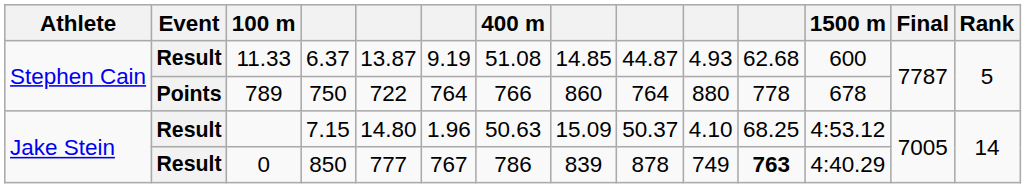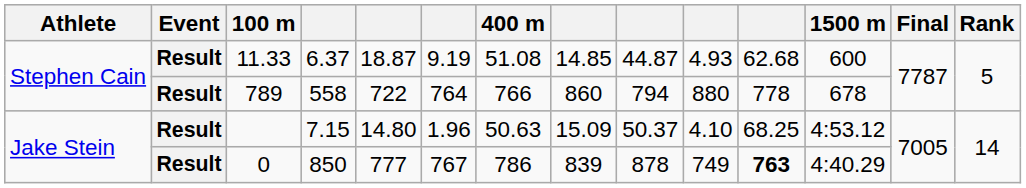(388, 58) 13.87 -> (388, 58) 18.87
(189, 94) Points -> (189, 94) Result
(328, 94) 750 -> (328, 94) 558
(650, 94) 764 -> (650, 94) 794
